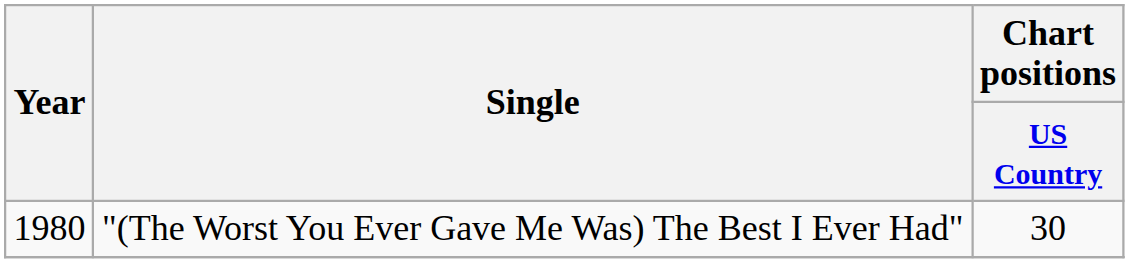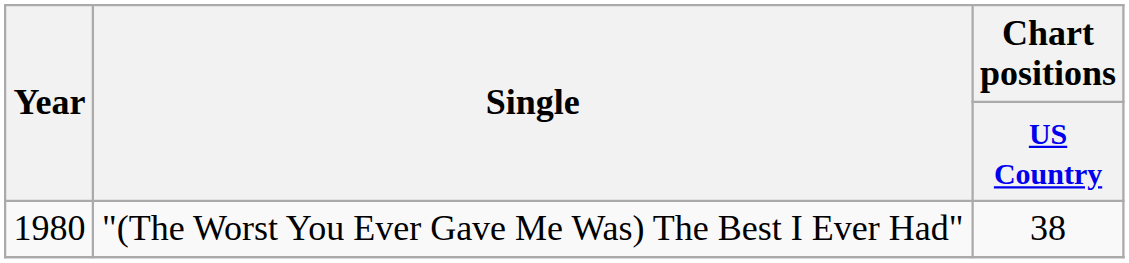(1048, 228) 30 -> (1048, 228) 38
